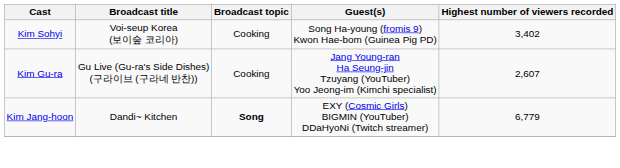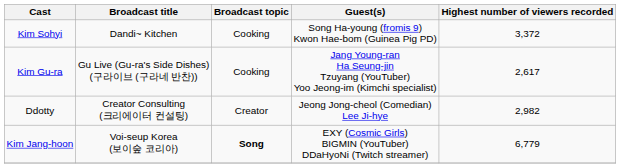(144, 33) Voi-seup Korea (보이숲 코리아) -> (144, 33) Dandi~ Kitchen
(527, 34) 3,402 -> (527, 33) 3,372
(527, 73) 2,607 -> (527, 71) 2,617
+ row: (40, 110)
(144, 117) Dandi~ Kitchen -> (144, 143) Voi-seup Korea (보이숲 코리아)
